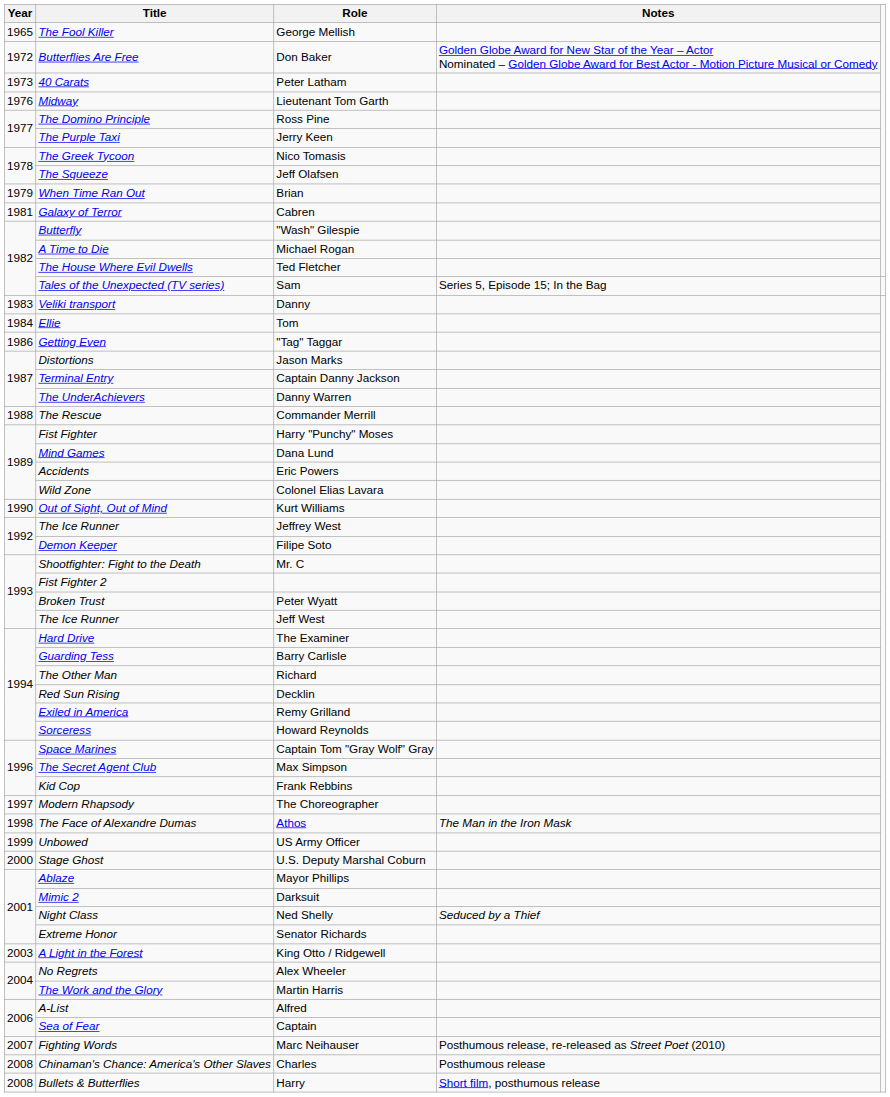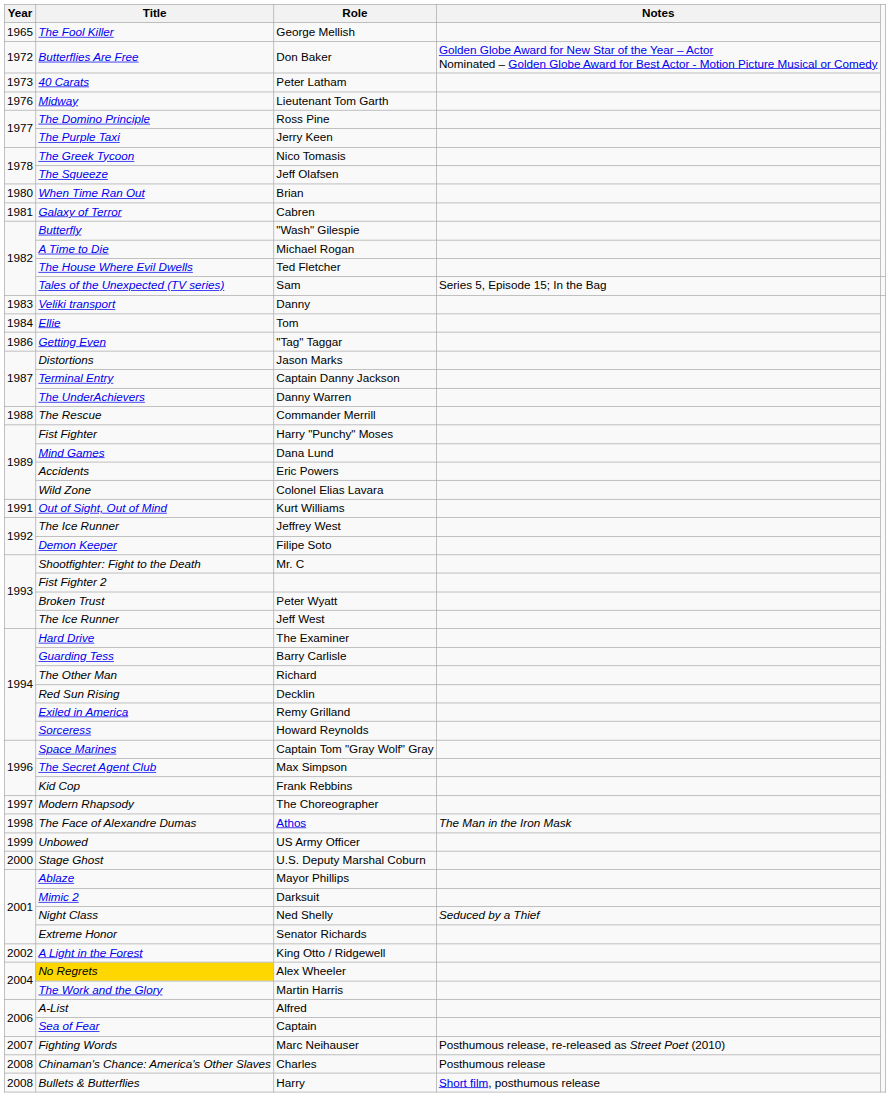(20, 193) 1979 -> (20, 193) 1980
(20, 508) 1990 -> (20, 508) 1991
(20, 953) 2003 -> (20, 953) 2002
(68, 971) no background -> (68, 971) gold background
